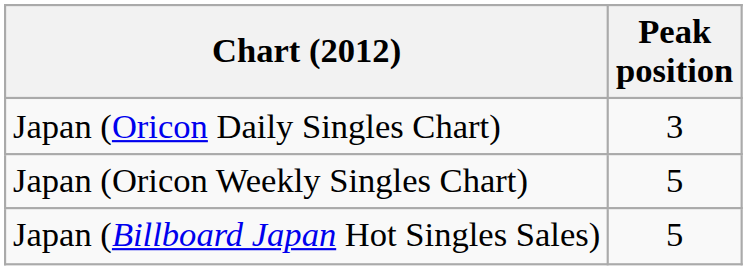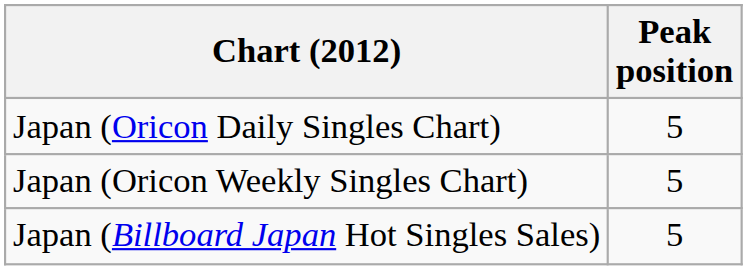(675, 125) 3 -> (675, 125) 5
